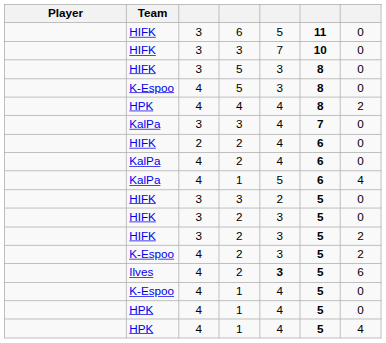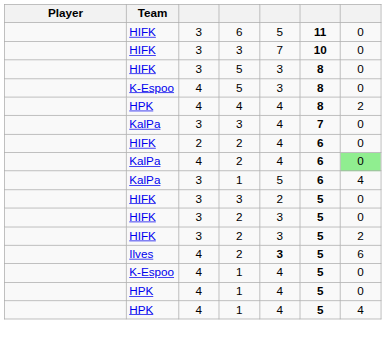(361, 161) no background -> (361, 161) lightgreen background
(199, 180) 4 -> (199, 180) 3
- row: (152, 254)
